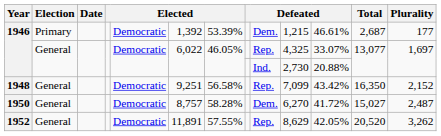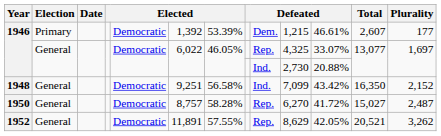(373, 31) 2,687 -> (373, 31) 2,607
(263, 85) Rep. -> (262, 85) Ind.
(265, 103) Dem. -> (263, 103) Rep.
(370, 121) 20,520 -> (370, 121) 20,521
